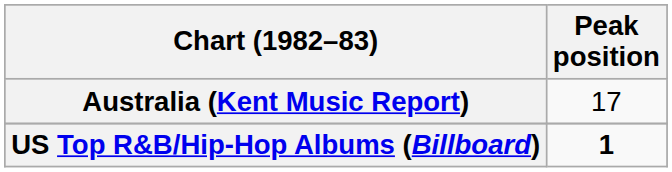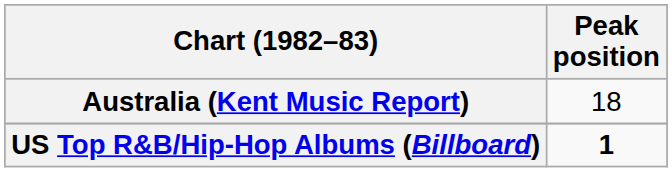(606, 100) 17 -> (606, 100) 18
